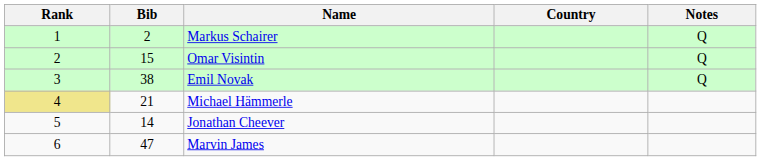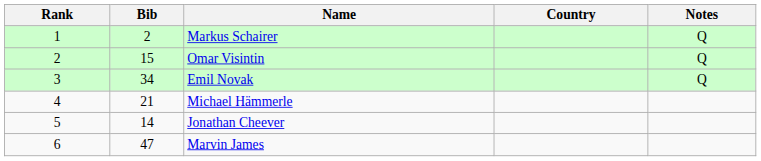(147, 79) 38 -> (147, 79) 34
(57, 101) khaki background -> (57, 101) no background
